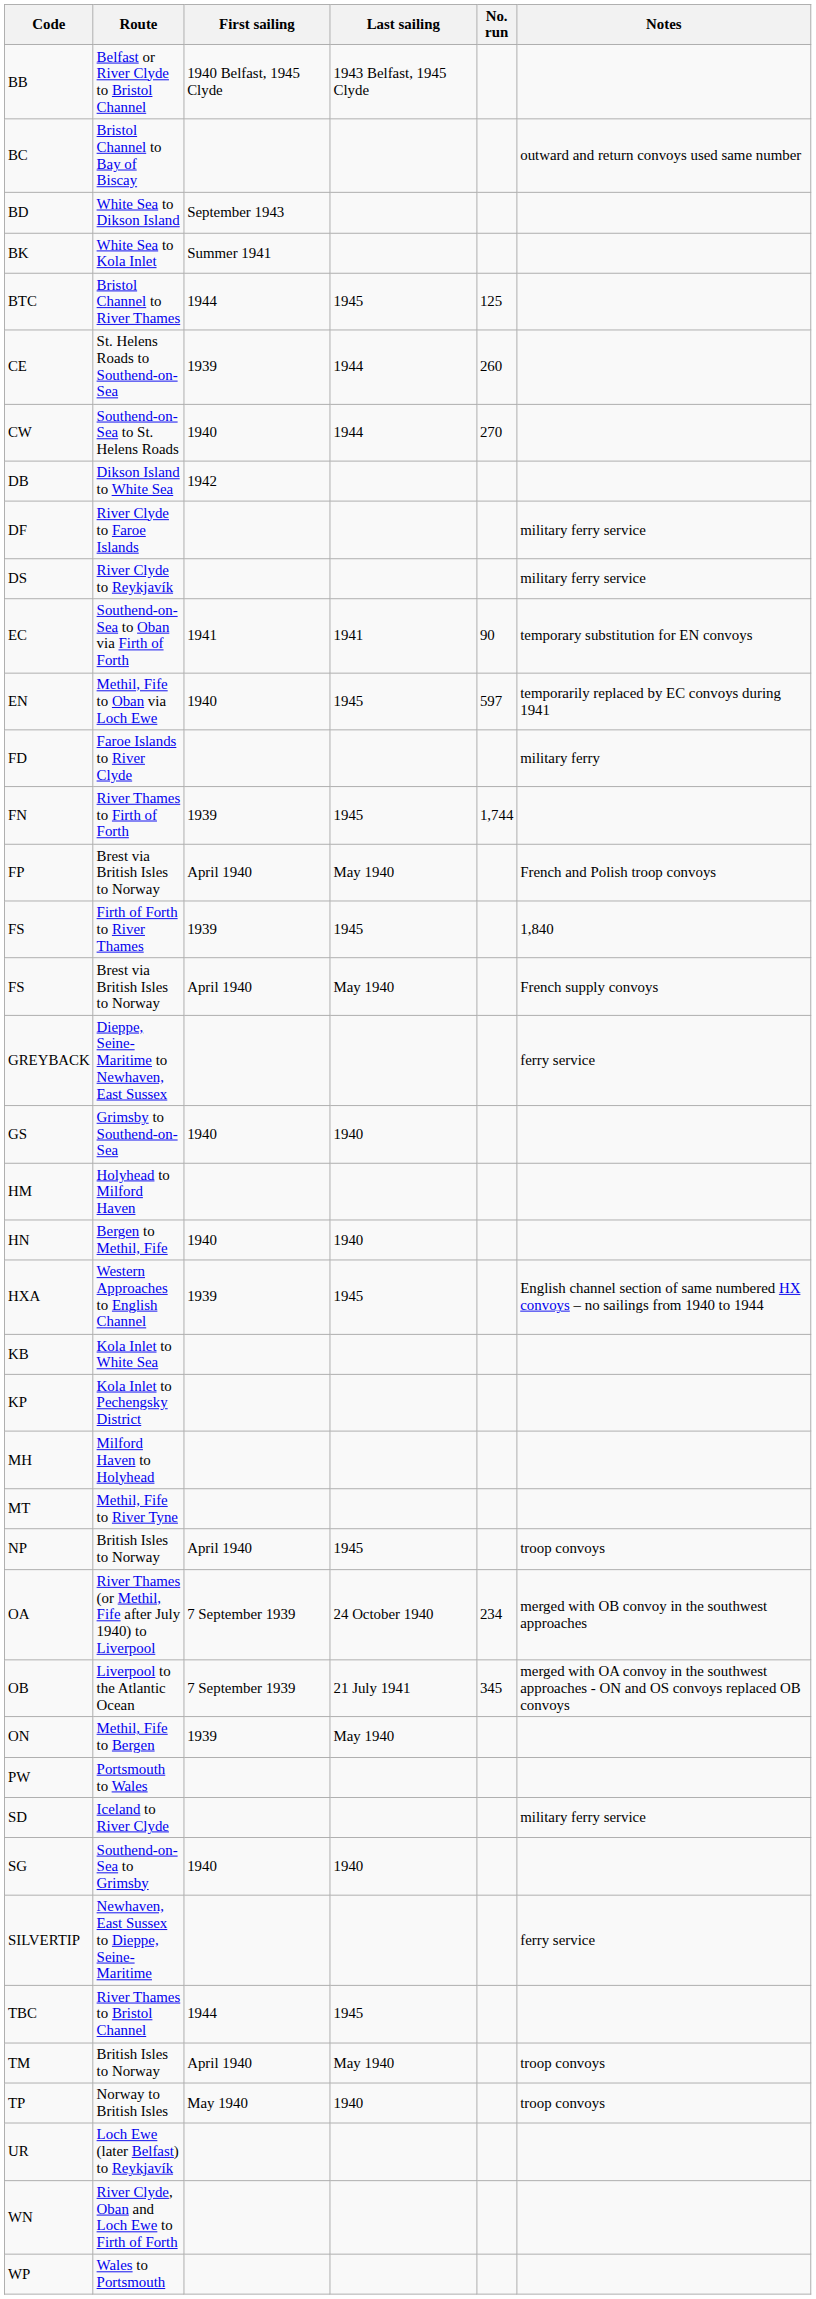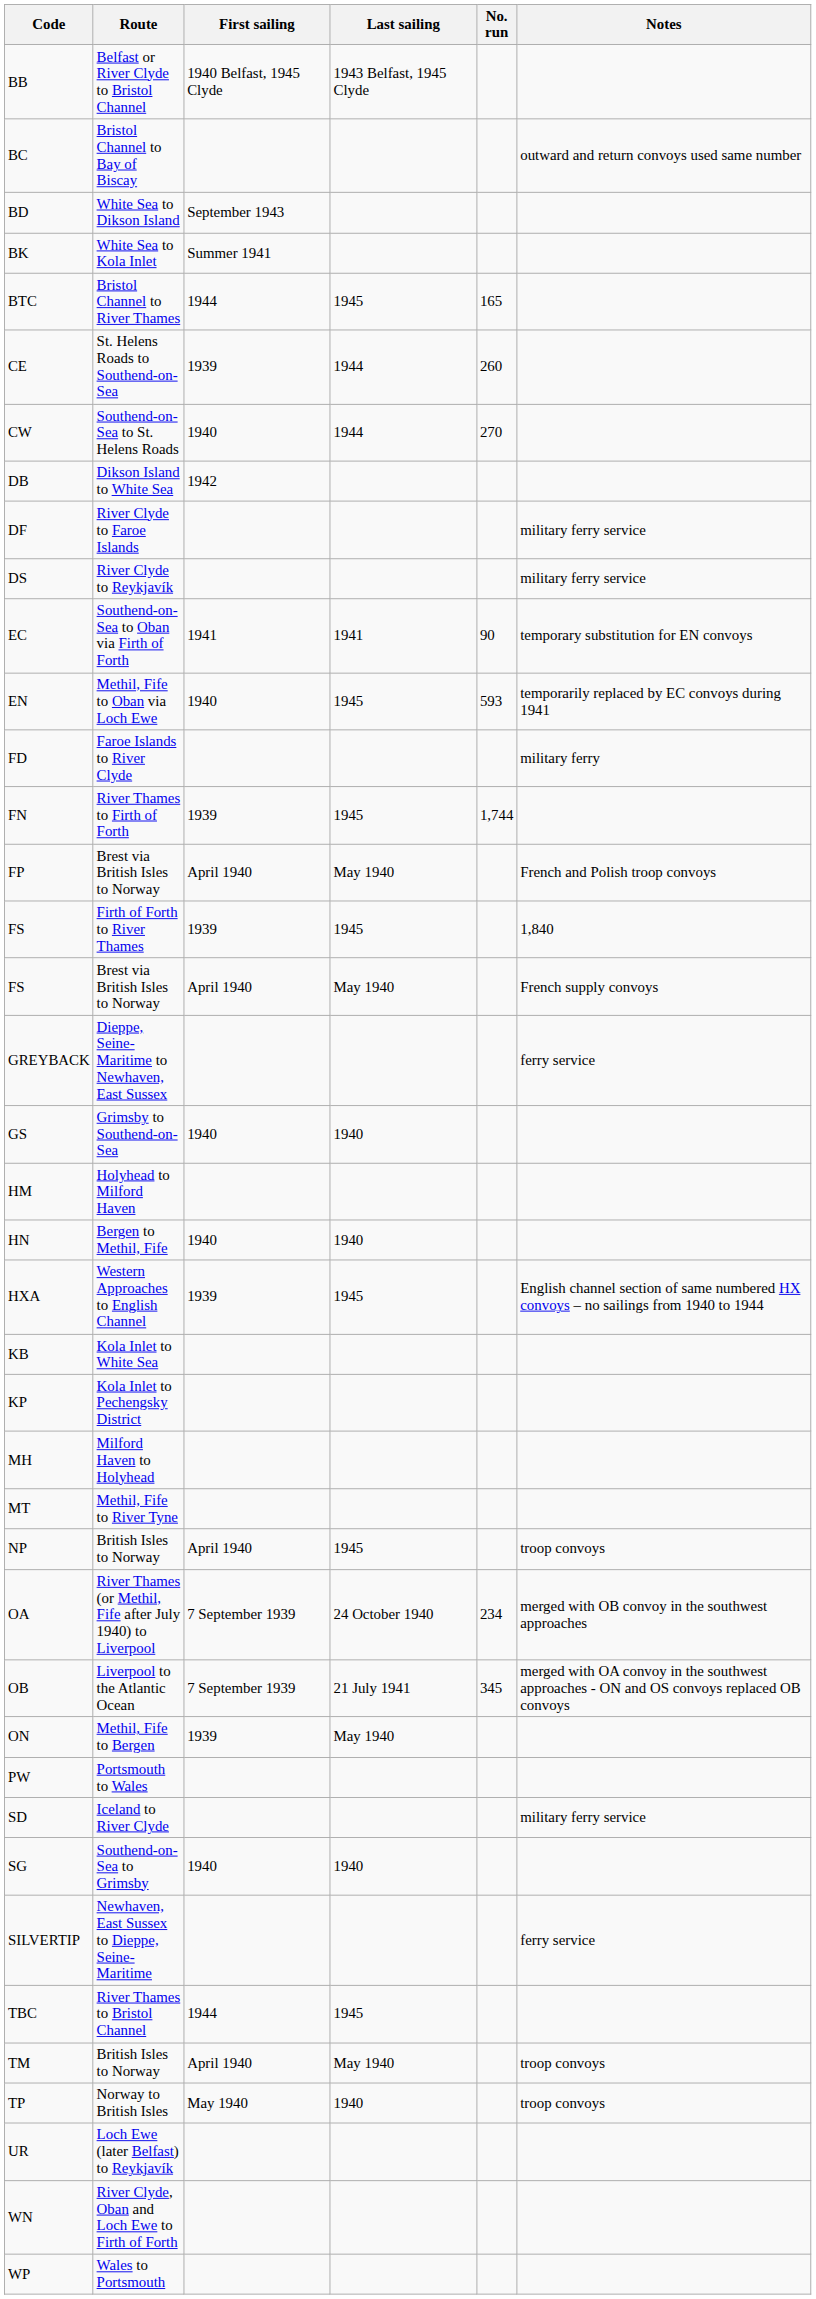(491, 301) 125 -> (491, 301) 165
(491, 701) 597 -> (491, 701) 593
